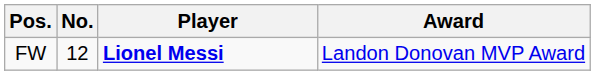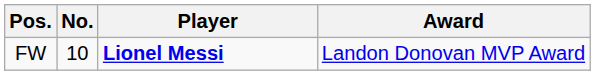(77, 54) 12 -> (77, 54) 10
